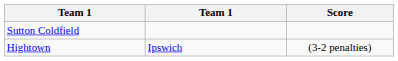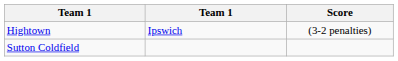rows swapped: (43, 30) <-> (29, 47)
